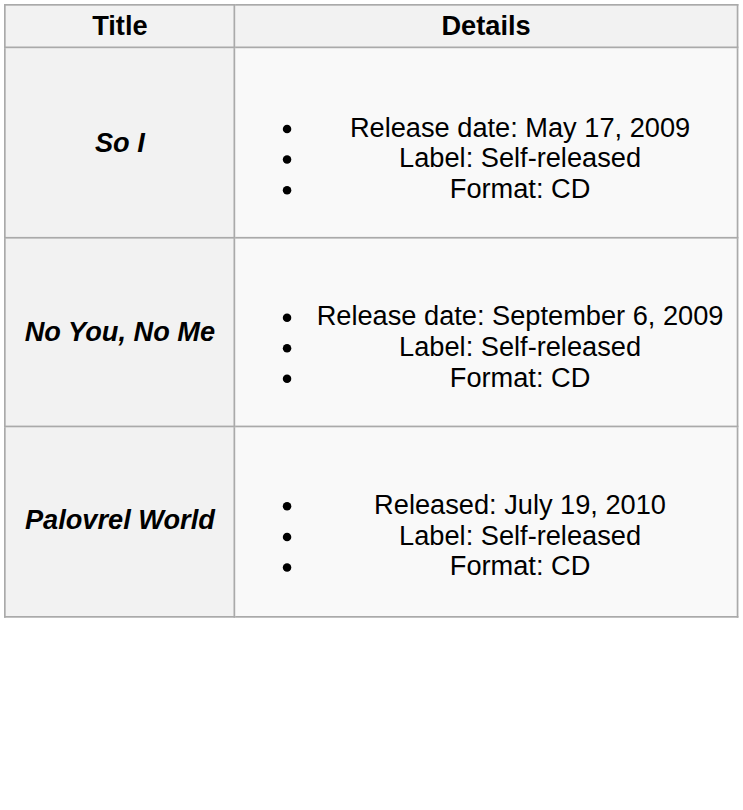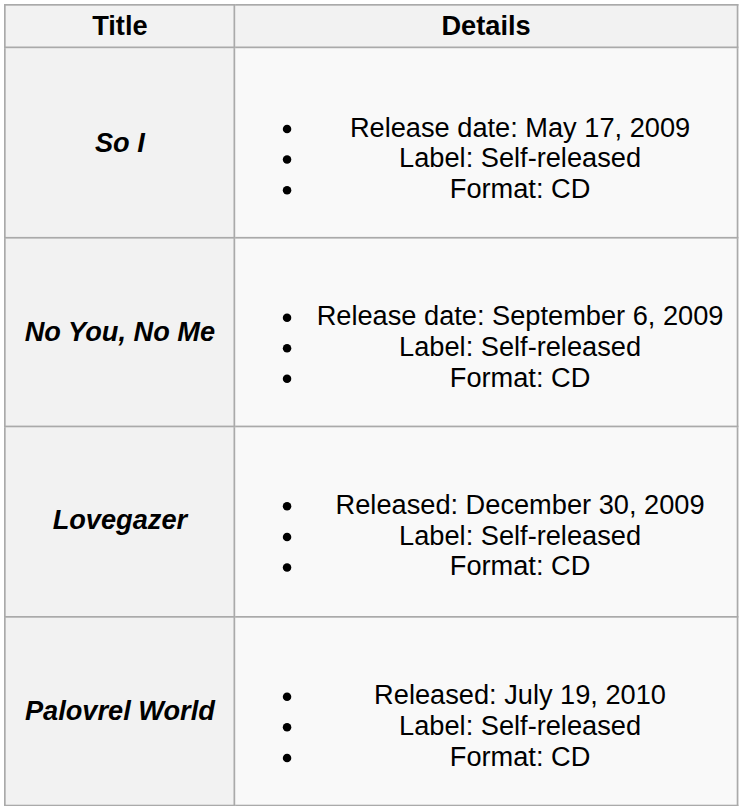+ row: (120, 520)
